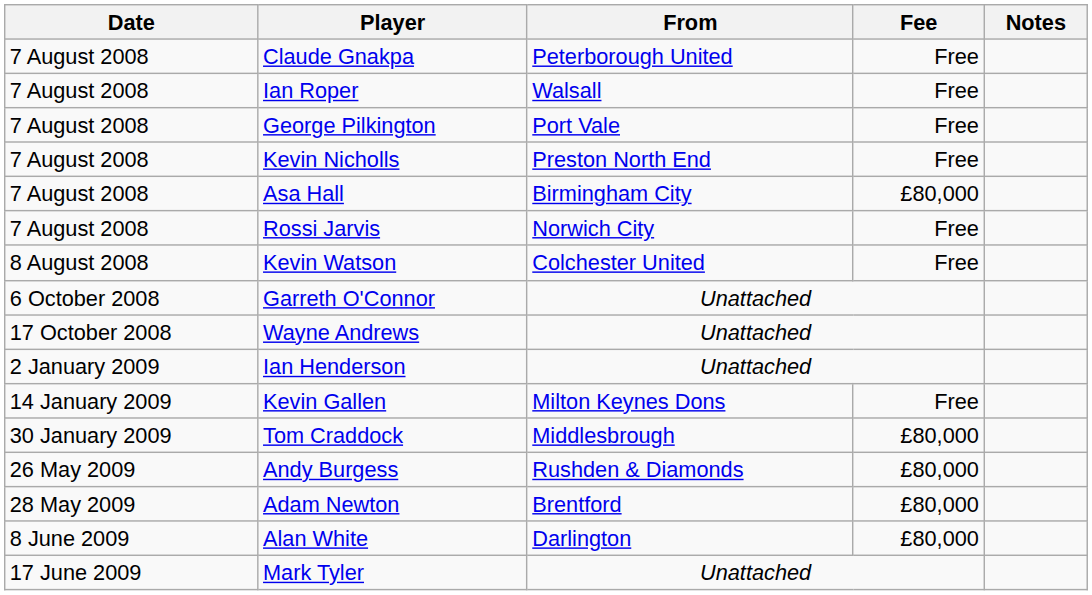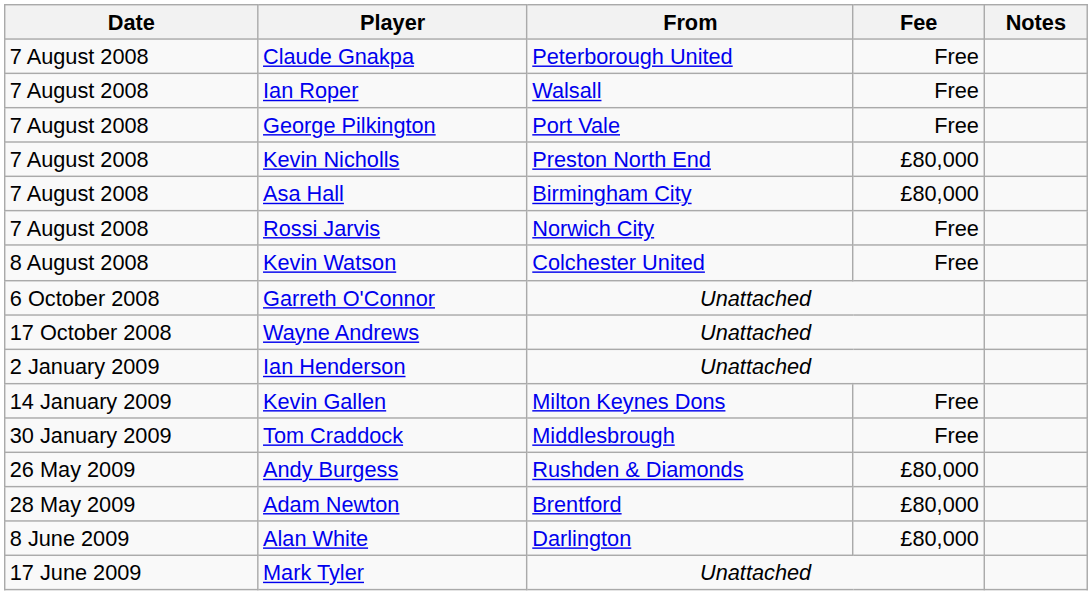(957, 160) Free -> (940, 160) £80,000
(940, 435) £80,000 -> (957, 435) Free
